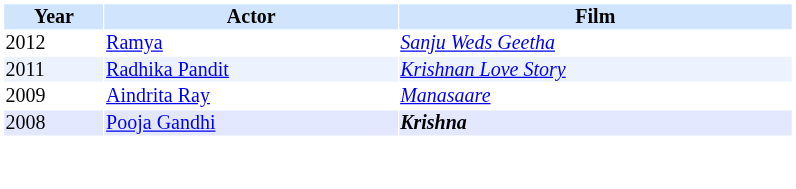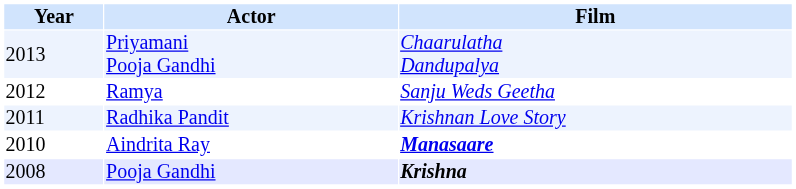+ row: (161, 54)
(26, 95) 2009 -> (26, 144) 2010
(445, 95) normal -> (447, 144) bold
